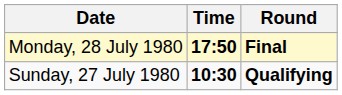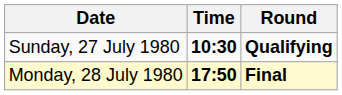rows swapped: (94, 75) <-> (96, 47)
